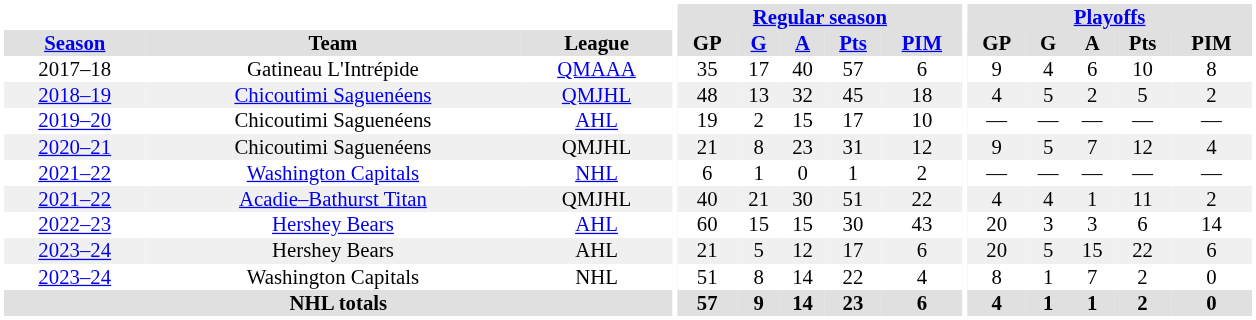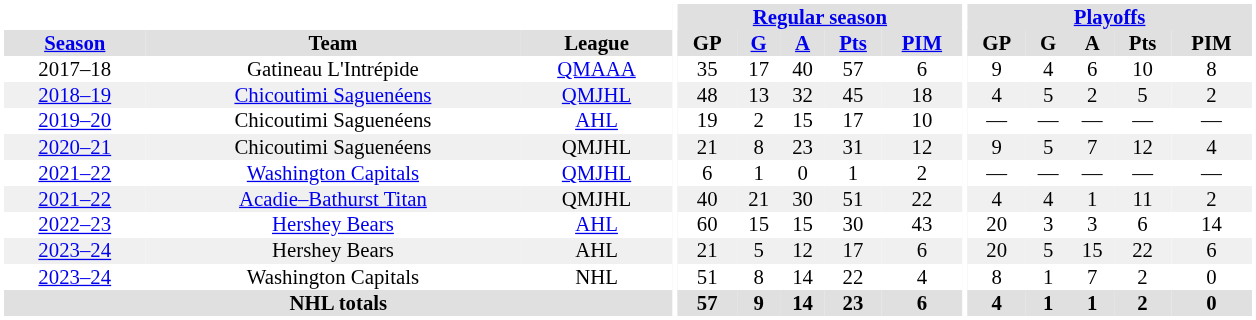(597, 172) NHL -> (597, 172) QMJHL
